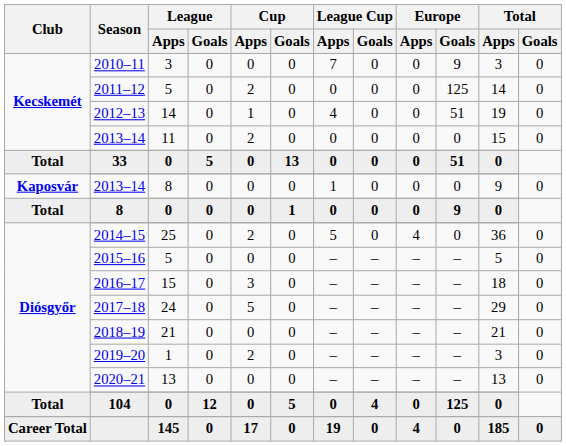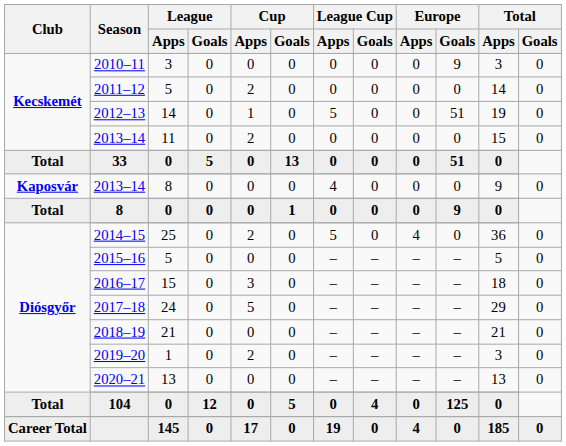(333, 65) 7 -> (333, 65) 0
(457, 89) 125 -> (457, 89) 0
(333, 113) 4 -> (333, 113) 5
(333, 186) 1 -> (333, 186) 4
